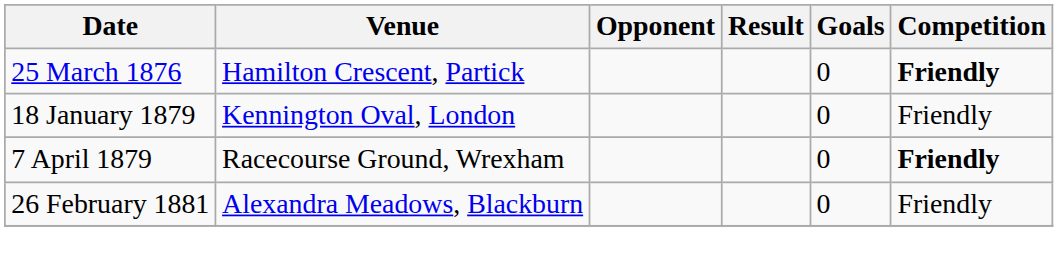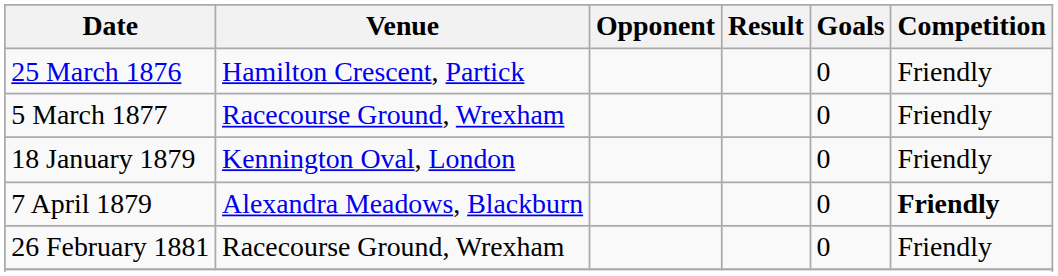(949, 70) bold -> (945, 70) normal
+ row: (89, 114)
(393, 159) Racecourse Ground, Wrexham -> (403, 203) Alexandra Meadows, Blackburn
(403, 203) Alexandra Meadows, Blackburn -> (393, 247) Racecourse Ground, Wrexham
